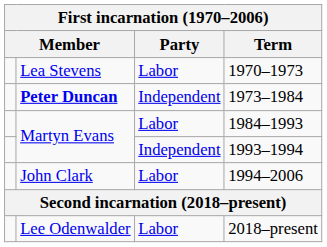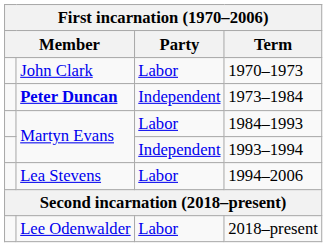(61, 70) Lea Stevens -> (56, 70) John Clark
(56, 176) John Clark -> (61, 176) Lea Stevens
